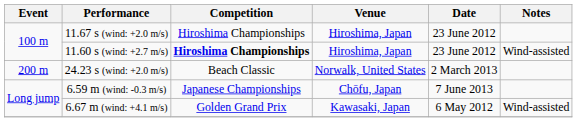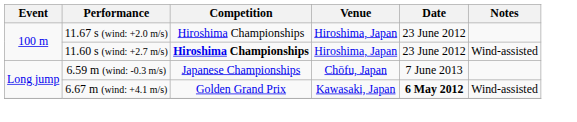- row: (116, 70)
(464, 107) normal -> (434, 88) bold
